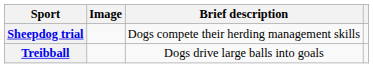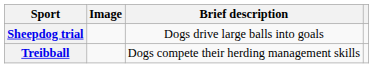(244, 33) Dogs compete their herding management skills -> (244, 33) Dogs drive large balls into goals
(244, 53) Dogs drive large balls into goals -> (244, 53) Dogs compete their herding management skills
